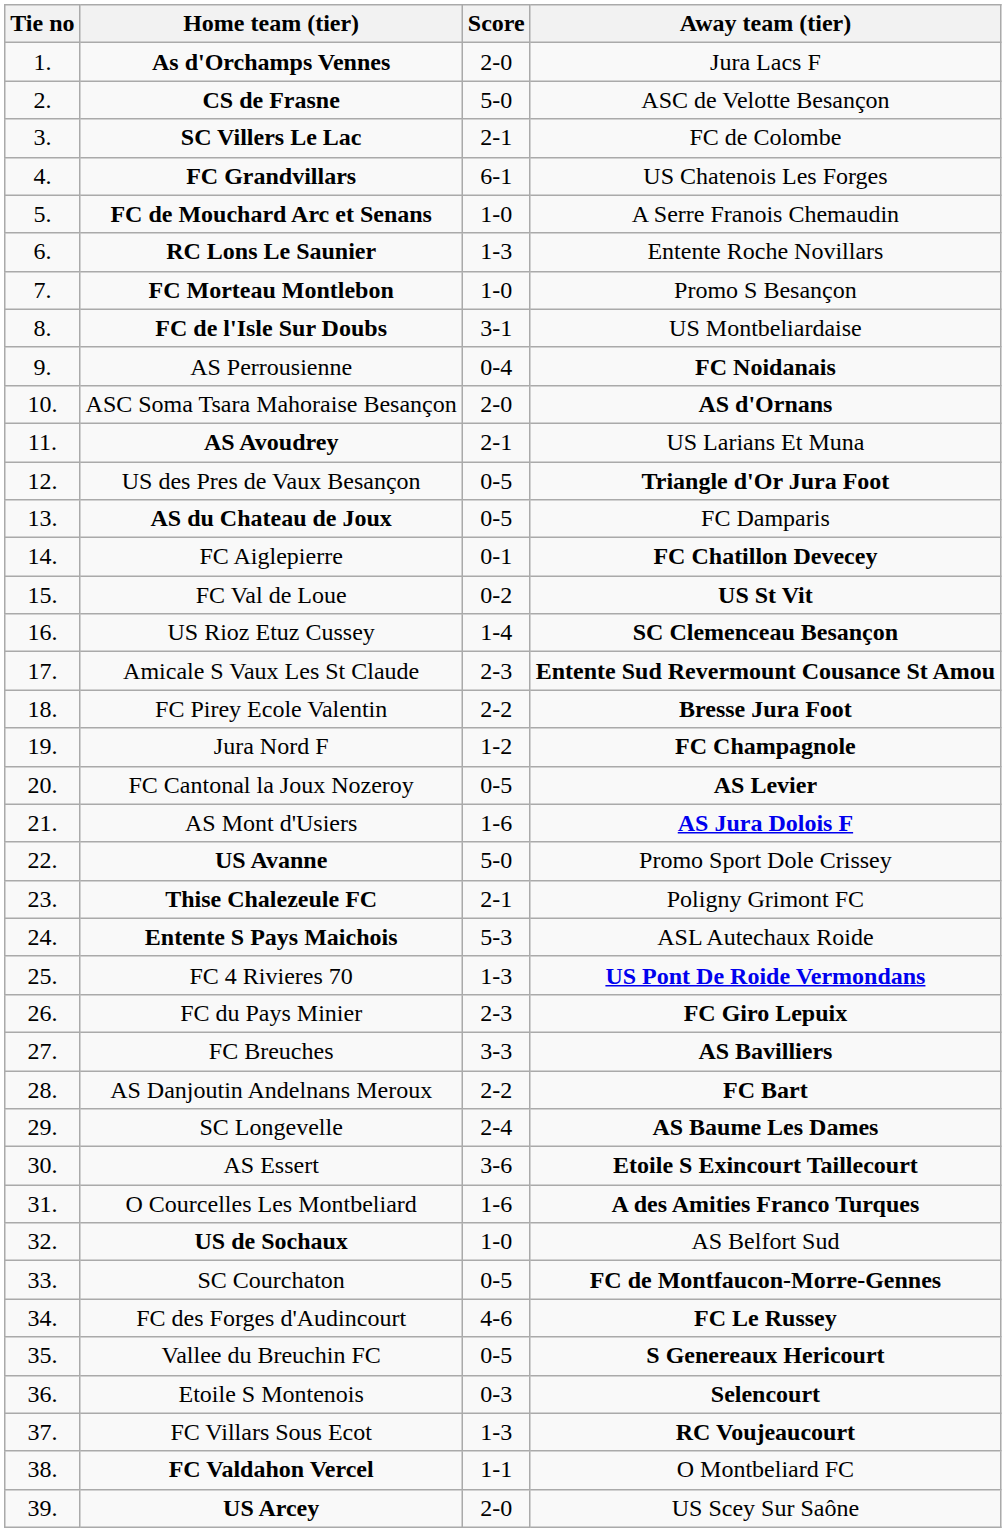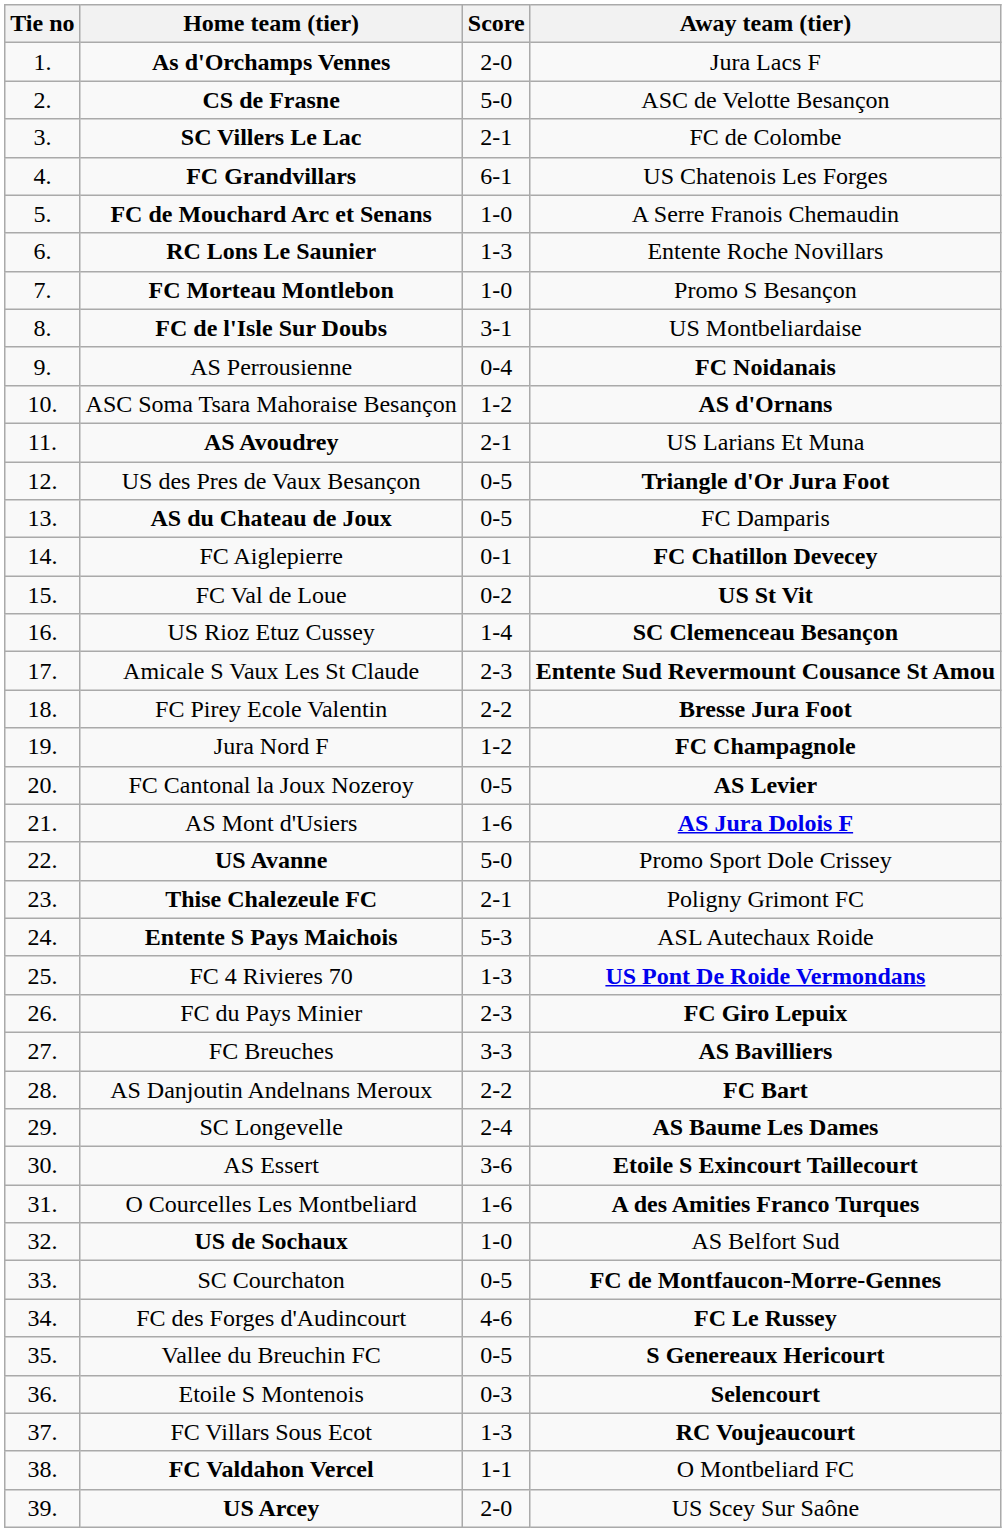(496, 404) 2-0 -> (496, 404) 1-2
